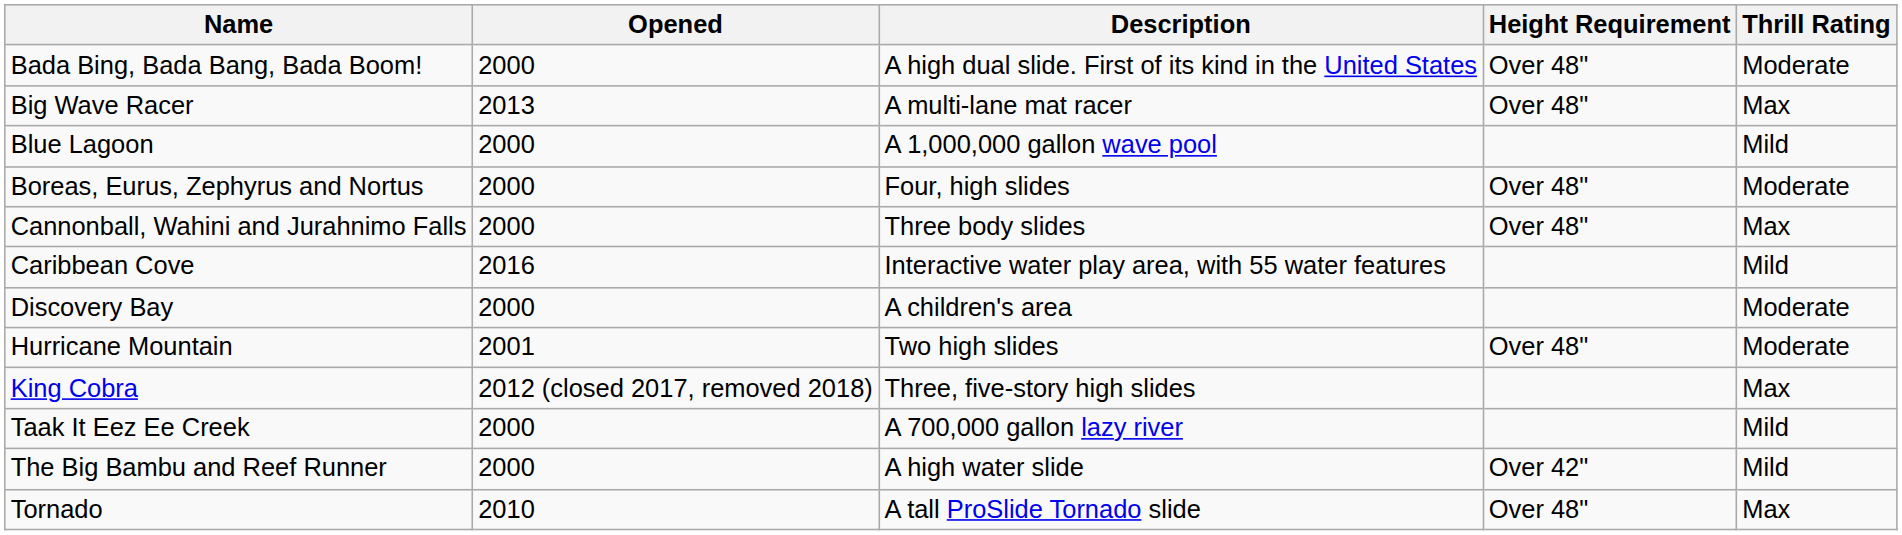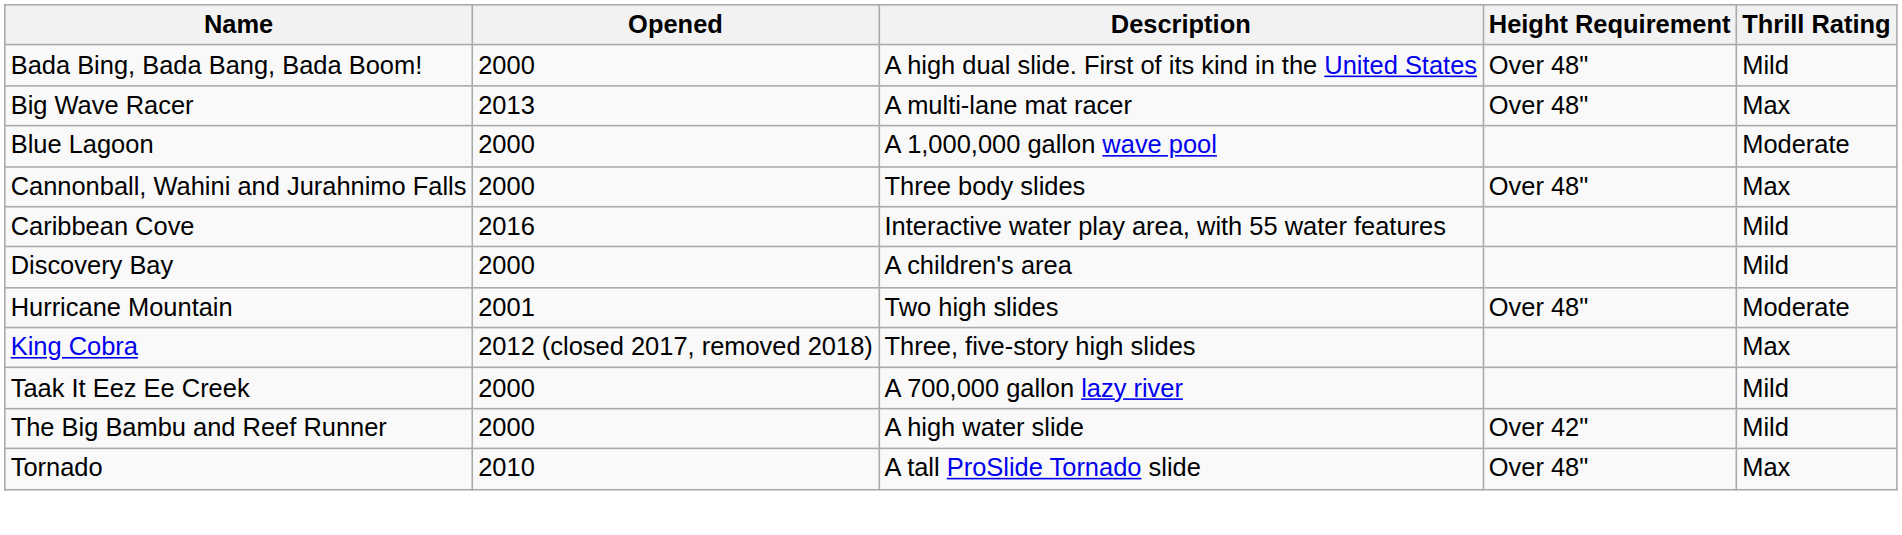(1796, 65) Moderate -> (1766, 65) Mild
(1766, 145) Mild -> (1796, 145) Moderate
- row: (217, 186)
(1796, 307) Moderate -> (1766, 266) Mild
